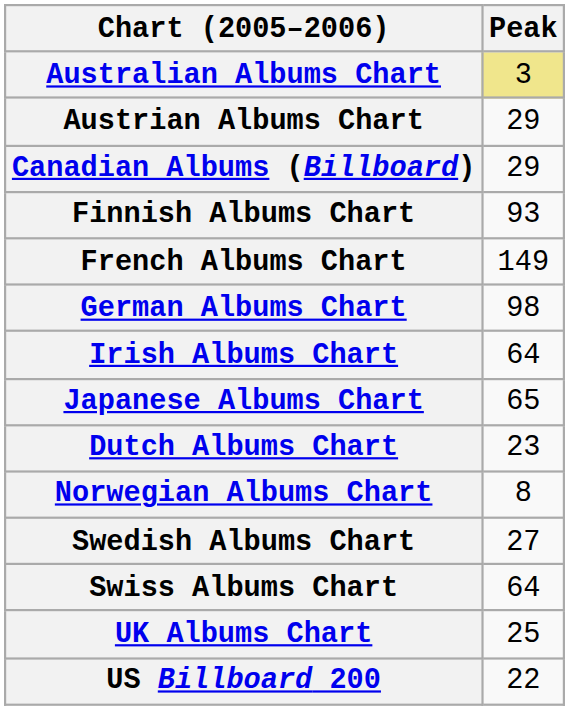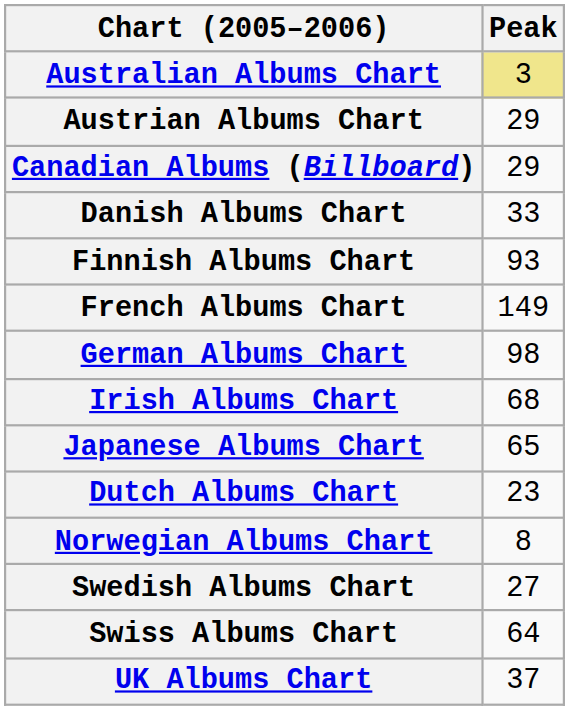+ row: (244, 215)
(523, 355) 64 -> (523, 401) 68
(523, 634) 25 -> (523, 681) 37
- row: (244, 681)
